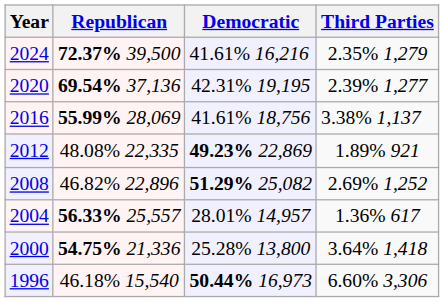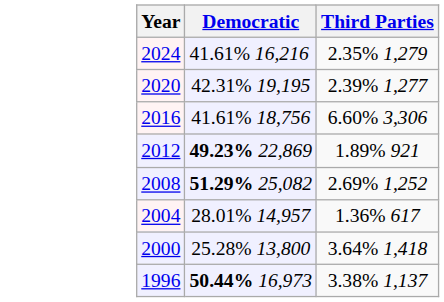- column: (119, 21)
(371, 118) 3.38% 1,137 -> (377, 118) 6.60% 3,306
(377, 279) 6.60% 3,306 -> (377, 279) 3.38% 1,137
